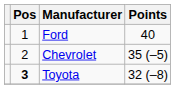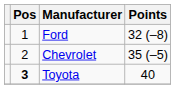(148, 35) 40 -> (148, 35) 32 (–8)
(148, 75) 32 (–8) -> (148, 75) 40
